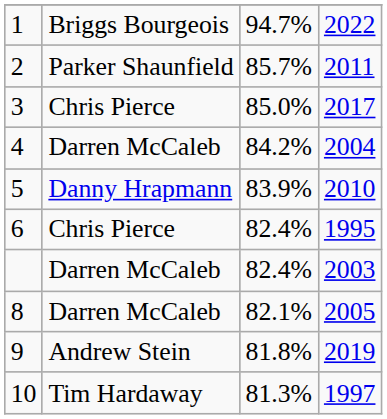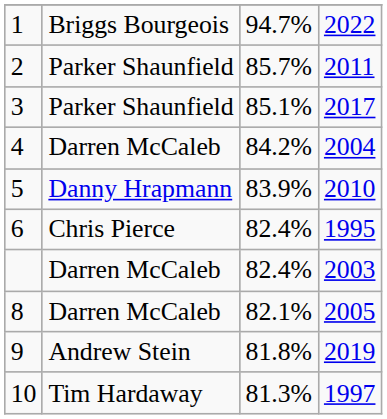(112, 106) Chris Pierce -> (141, 106) Parker Shaunfield
(279, 106) 85.0% -> (279, 106) 85.1%
